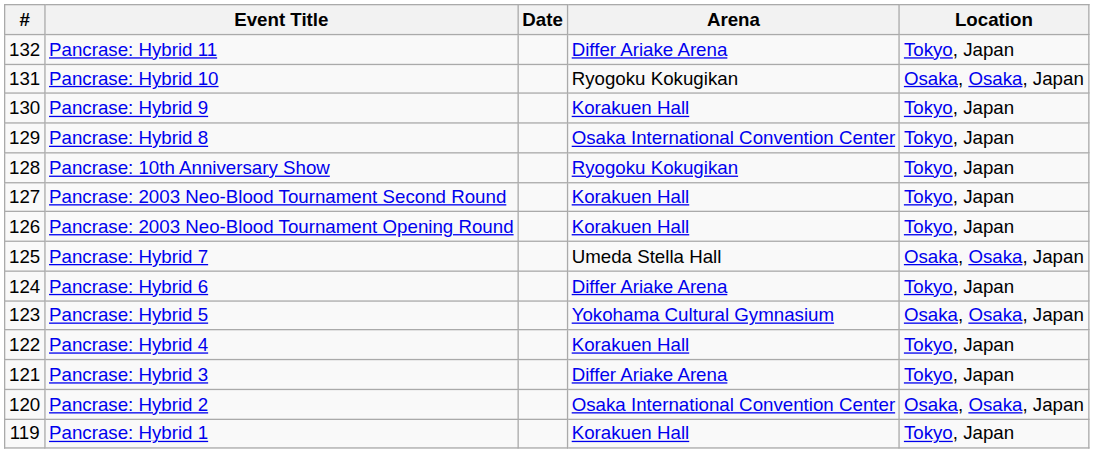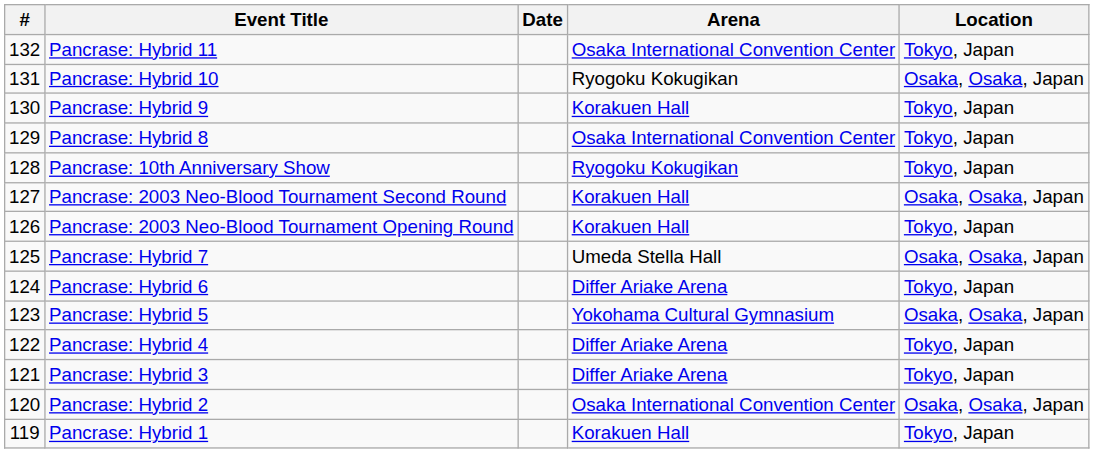(650, 49) Differ Ariake Arena -> (733, 49) Osaka International Convention Center
(959, 197) Tokyo, Japan -> (994, 197) Osaka, Osaka, Japan
(630, 345) Korakuen Hall -> (650, 345) Differ Ariake Arena
